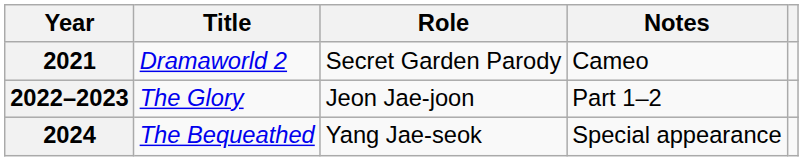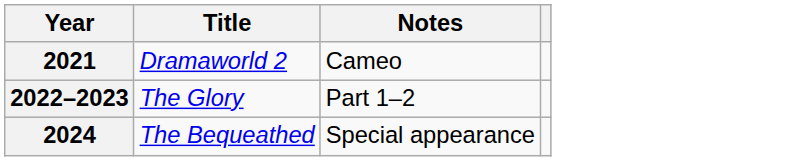- column: (444, 23)
